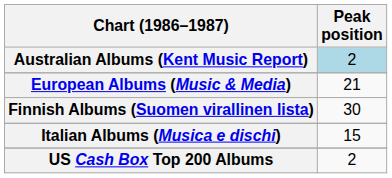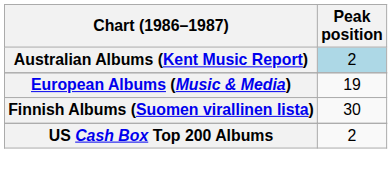(352, 85) 21 -> (352, 85) 19
- row: (161, 135)
